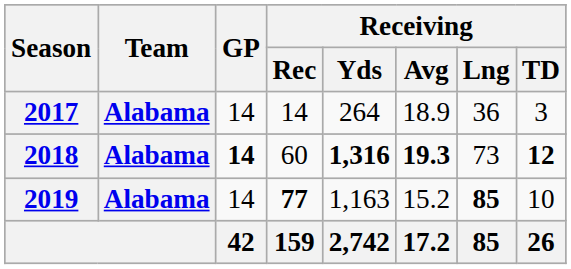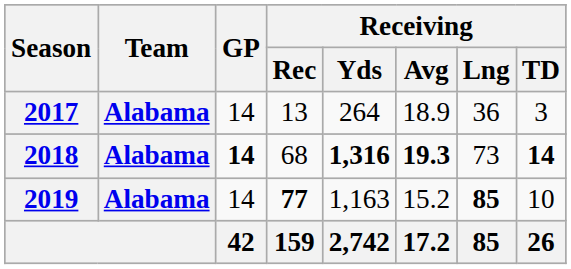(294, 112) 14 -> (294, 112) 13
(294, 155) 60 -> (294, 155) 68
(541, 155) 12 -> (541, 155) 14
